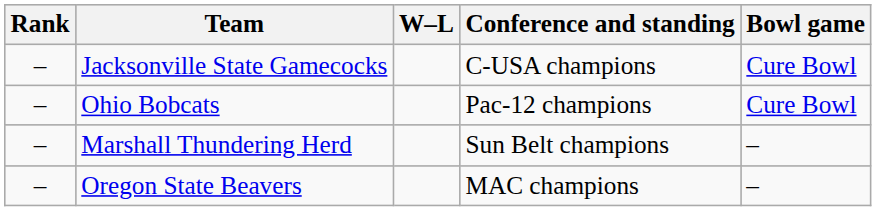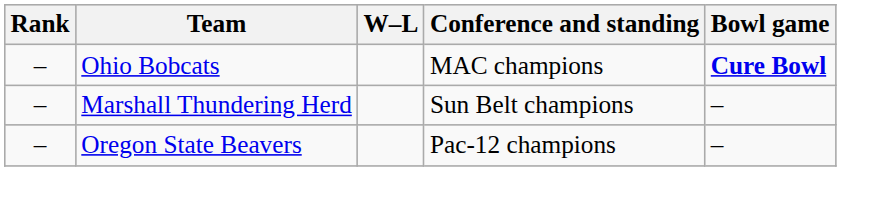- row: (234, 64)
(558, 104) Pac-12 champions -> (517, 64) MAC champions
(801, 104) normal -> (768, 64) bold
(552, 184) MAC champions -> (523, 144) Pac-12 champions
